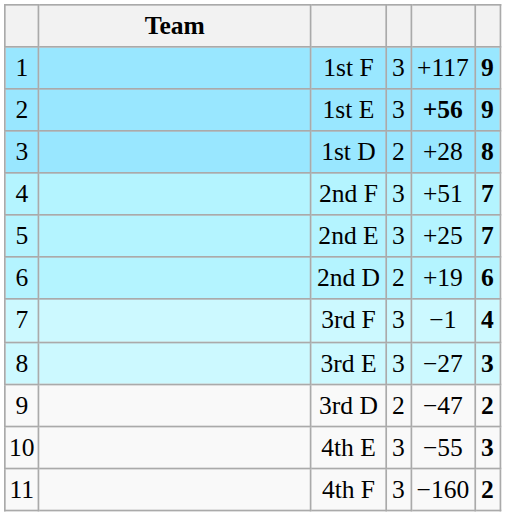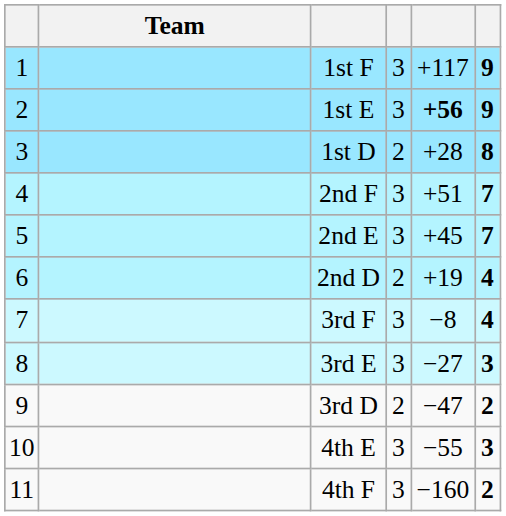(443, 236) +25 -> (443, 236) +45
(487, 278) 6 -> (487, 278) 4
(443, 320) −1 -> (443, 320) −8
